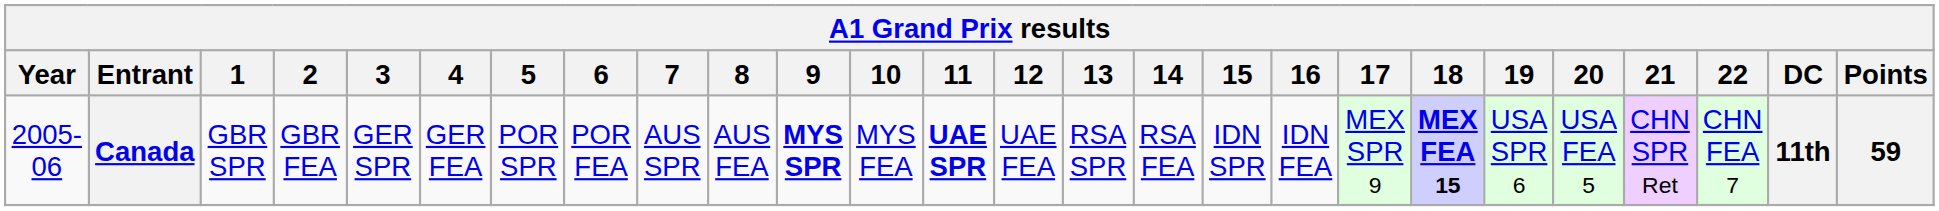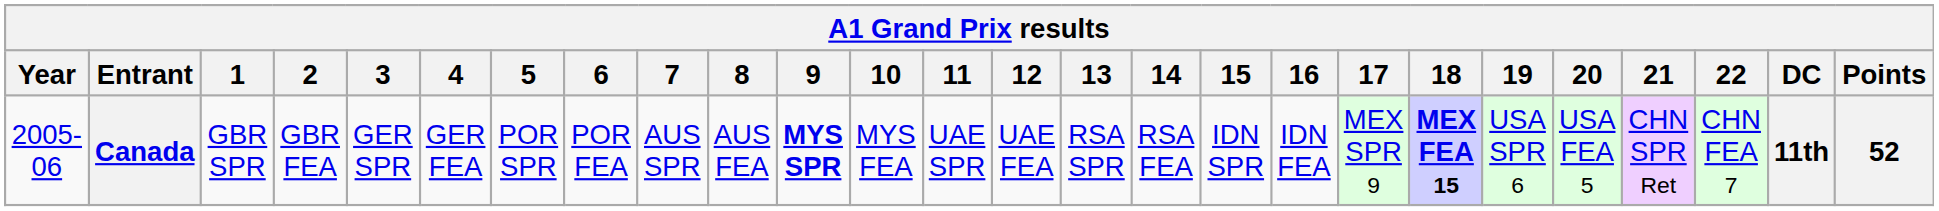(958, 151) bold -> (957, 151) normal
(1886, 151) 59 -> (1884, 151) 52
